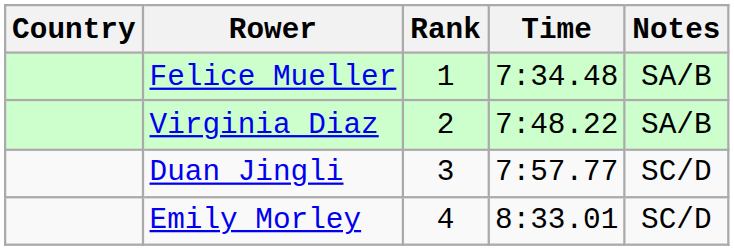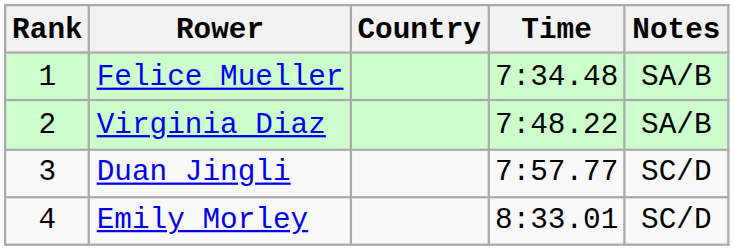columns swapped: (446, 29) <-> (74, 29)
